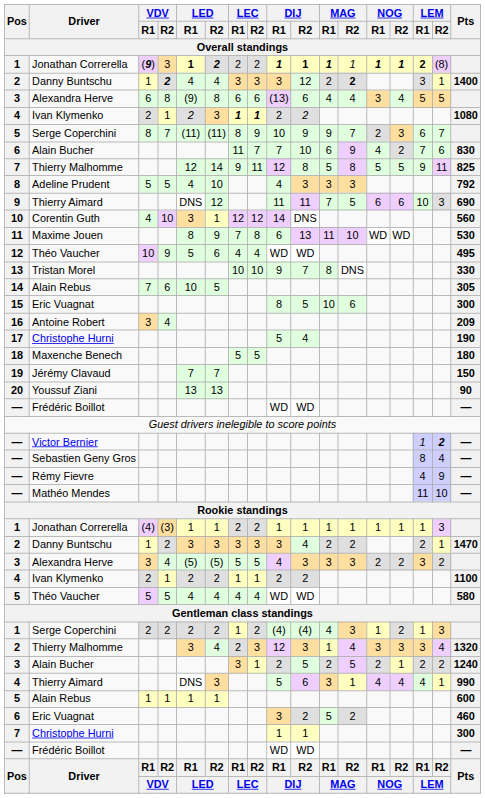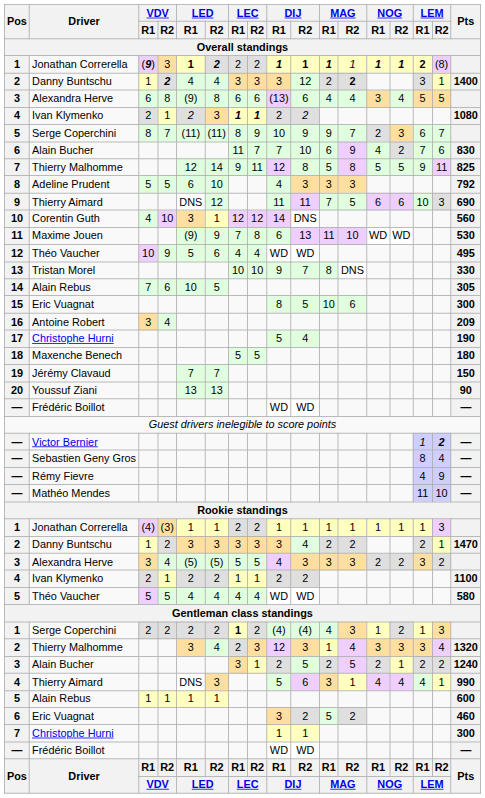(191, 184) 4 -> (191, 184) 6
(191, 236) 8 -> (191, 236) (9)
(238, 630) normal -> (238, 630) bold
